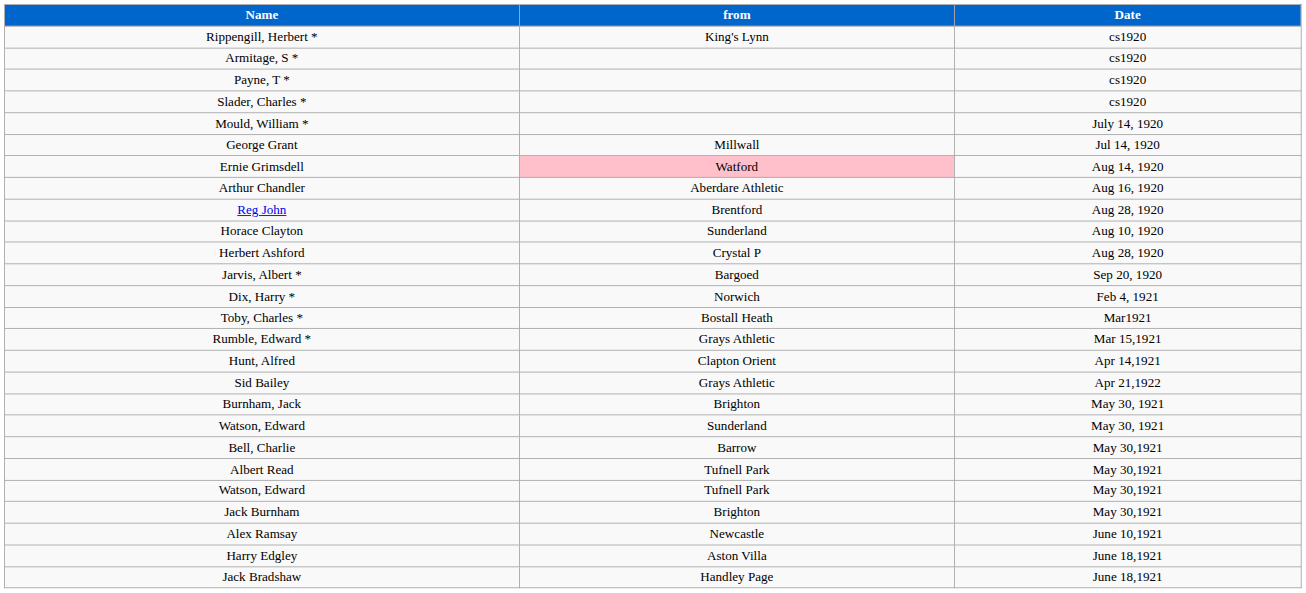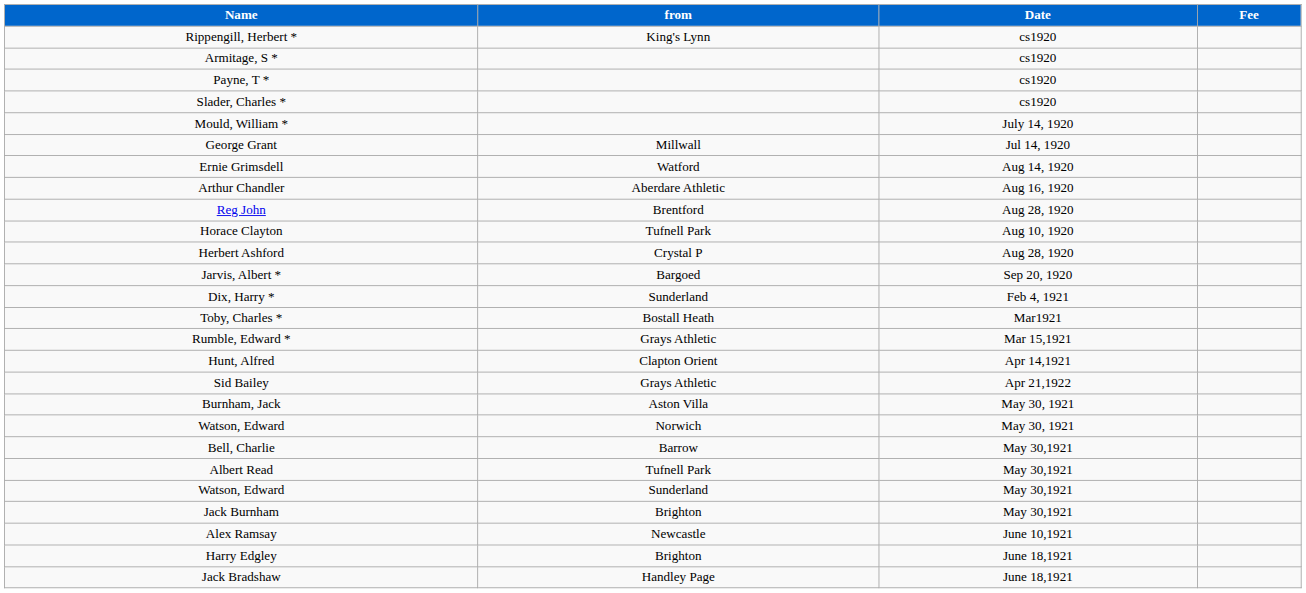+ column: (1249, 15)
(737, 166) pink background -> (678, 166) no background
(737, 231) Sunderland -> (678, 231) Tufnell Park
(737, 296) Norwich -> (678, 296) Sunderland
(737, 404) Brighton -> (678, 404) Aston Villa
(737, 426) Sunderland -> (678, 426) Norwich
(737, 491) Tufnell Park -> (678, 491) Sunderland
(737, 556) Aston Villa -> (678, 556) Brighton
